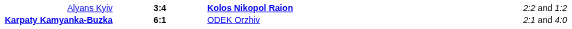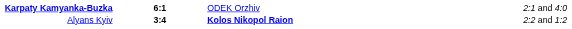rows swapped: (59, 20) <-> (90, 8)
